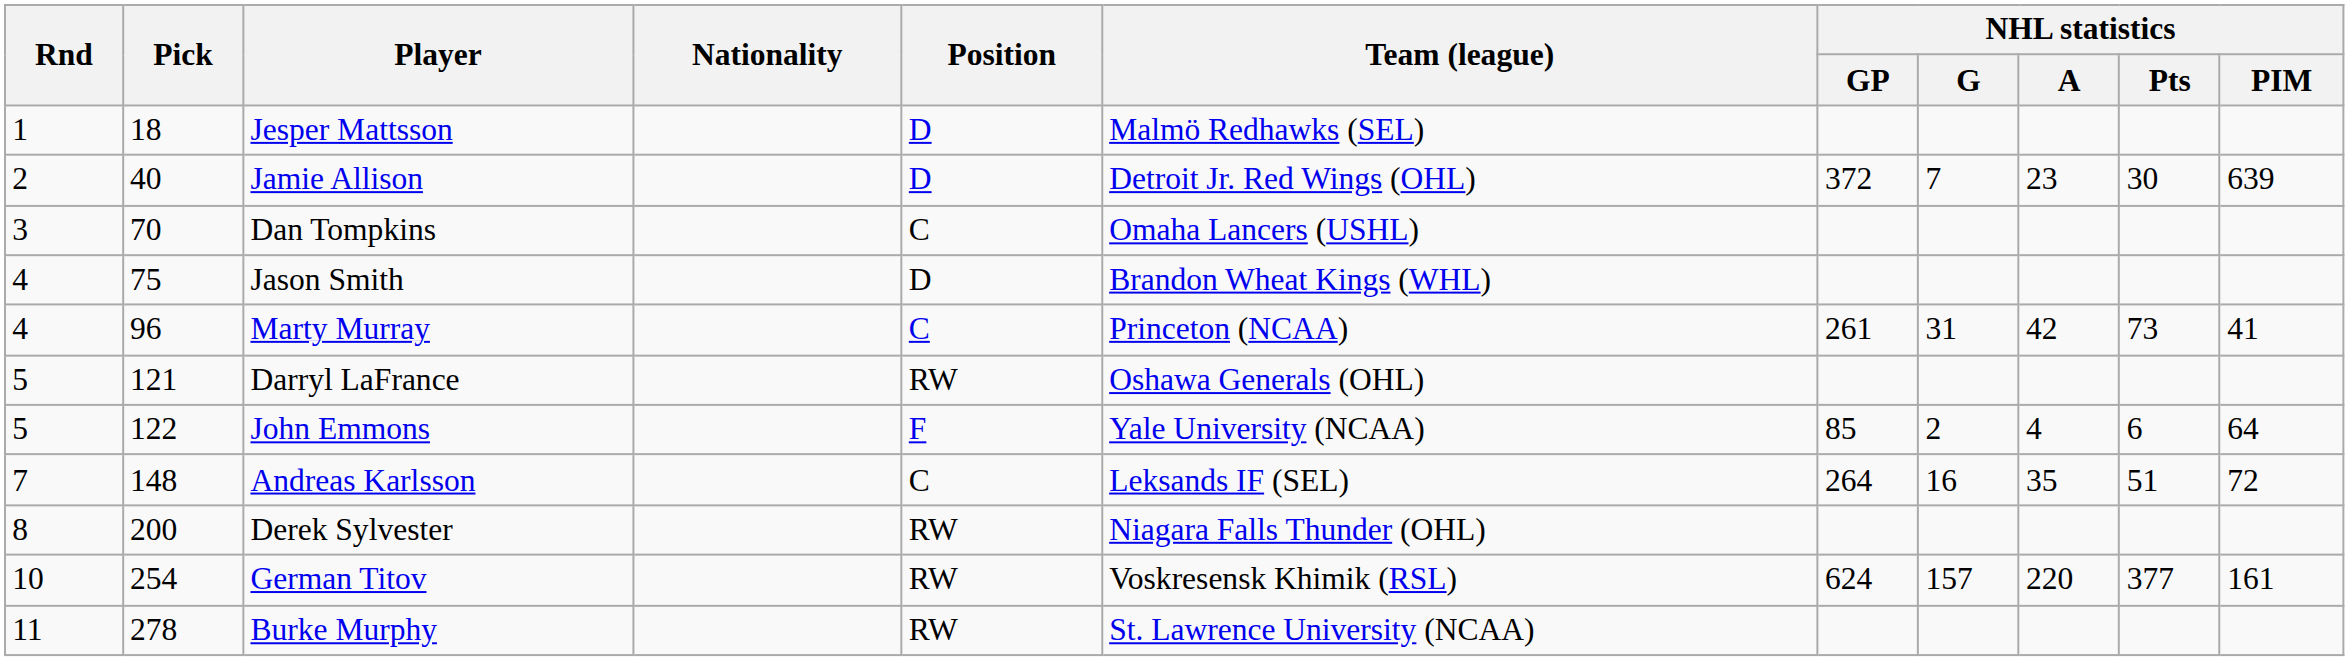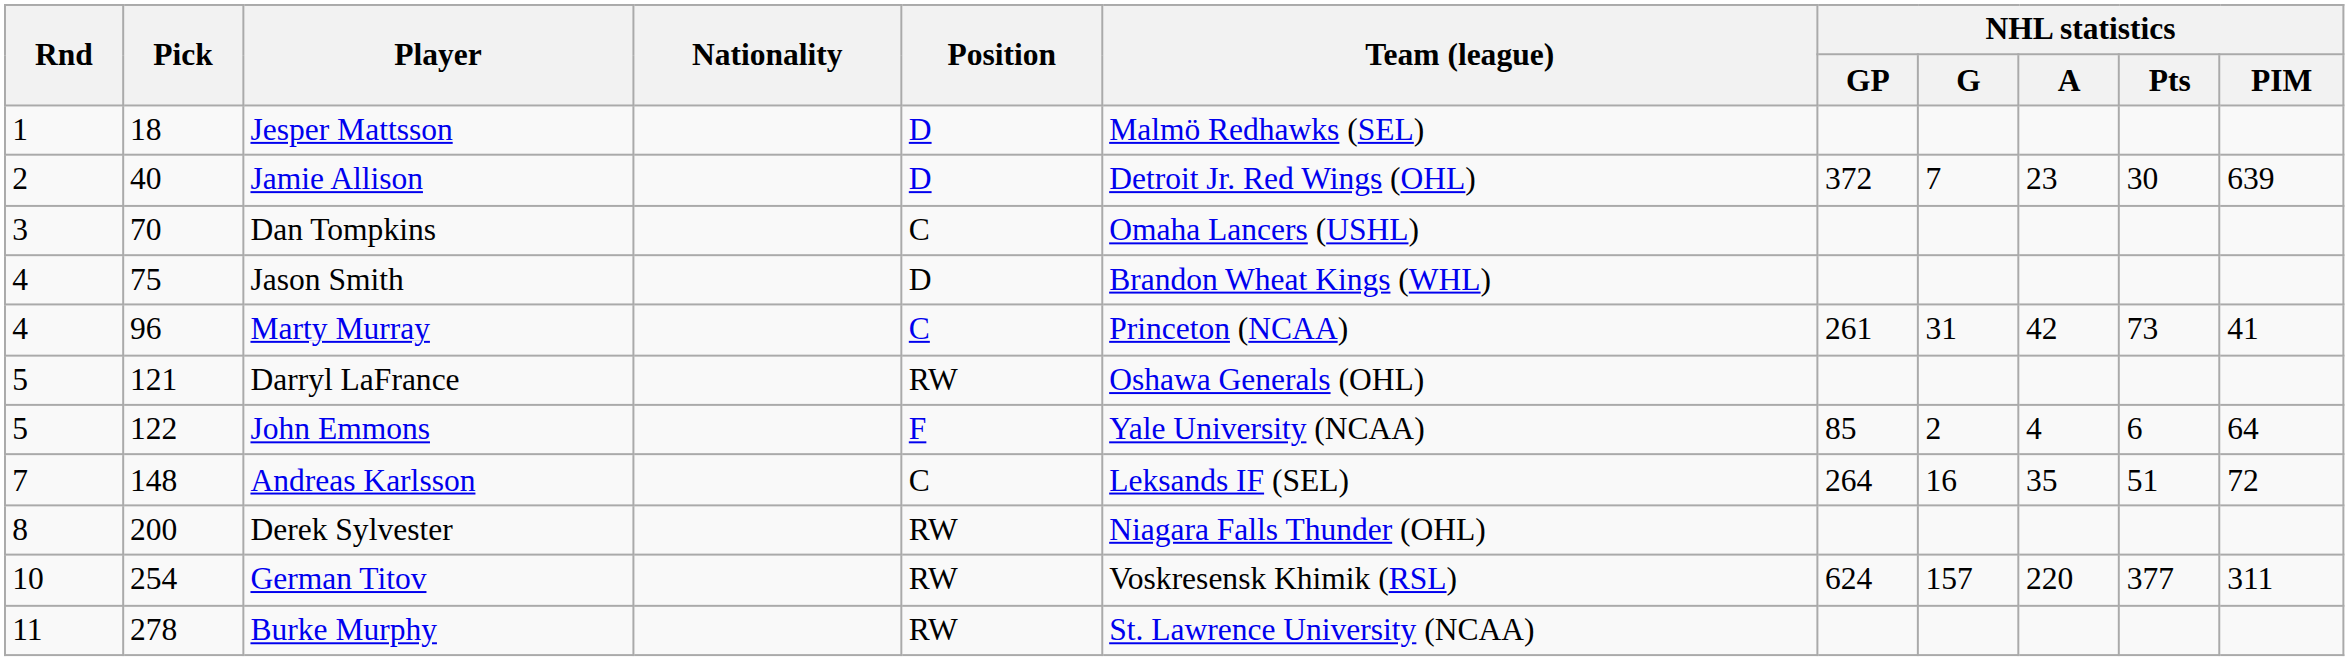(2251, 579) 161 -> (2250, 579) 311
